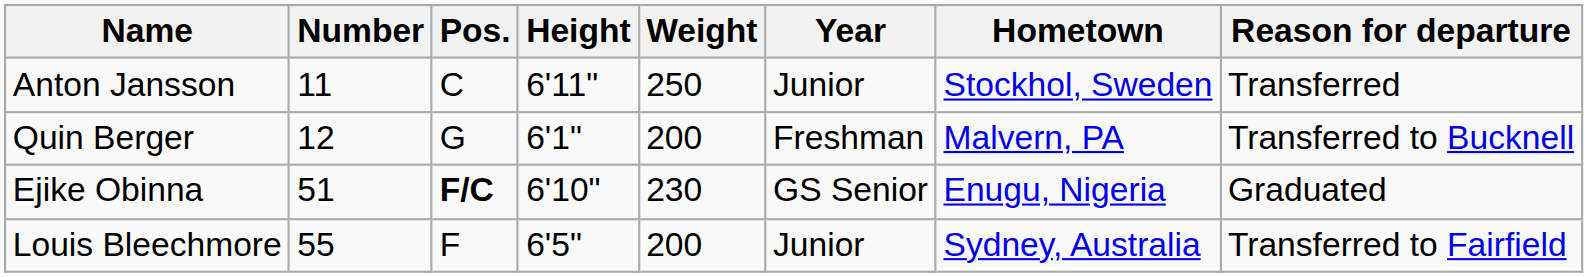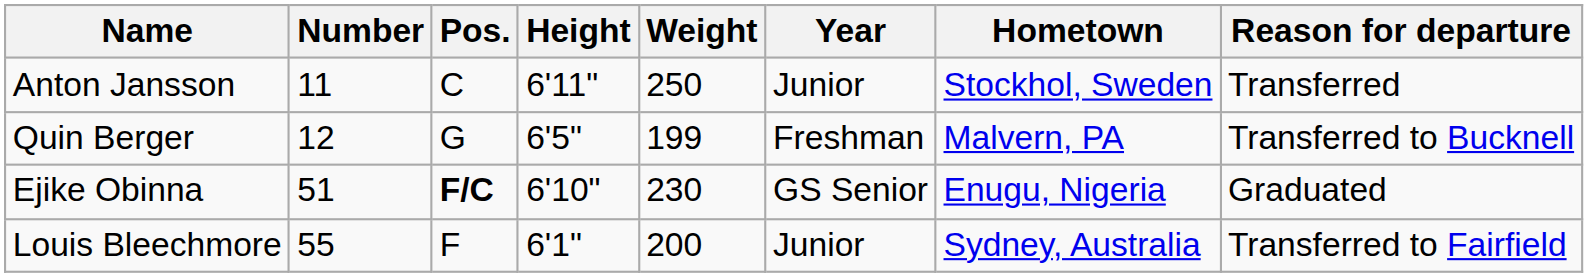(554, 137) 6'1" -> (554, 137) 6'5"
(674, 137) 200 -> (674, 137) 199
(554, 244) 6'5" -> (554, 244) 6'1"
